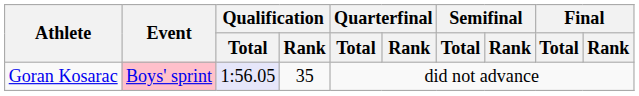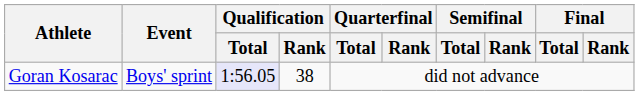(169, 76) pink background -> (169, 76) no background
(305, 76) 35 -> (305, 76) 38
